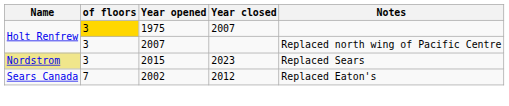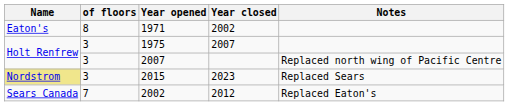+ row: (153, 29)
(86, 29) gold background -> (86, 45) no background
